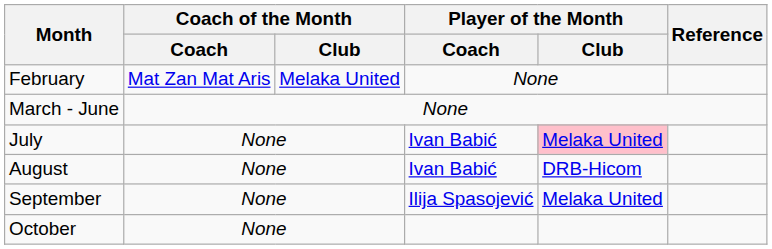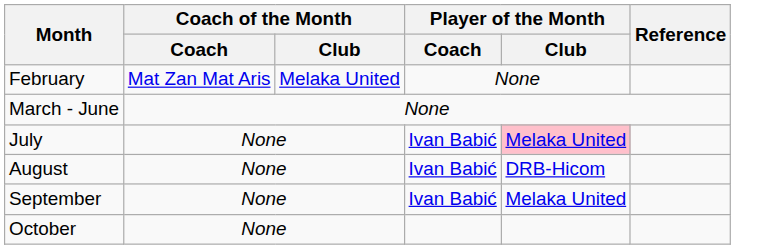(471, 199) Ilija Spasojević -> (453, 199) Ivan Babić
